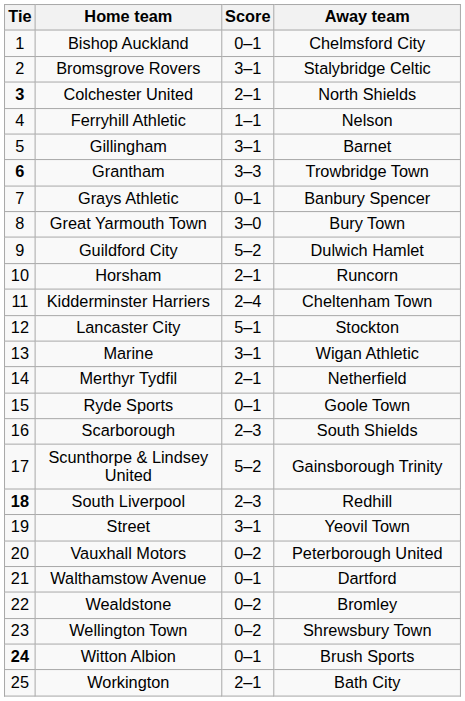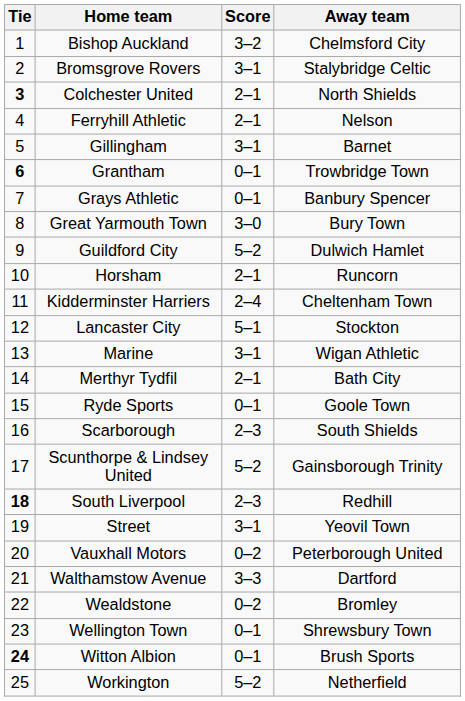(248, 43) 0–1 -> (248, 43) 3–2
(248, 120) 1–1 -> (248, 120) 2–1
(248, 172) 3–3 -> (248, 172) 0–1
(367, 379) Netherfield -> (367, 379) Bath City
(248, 579) 0–1 -> (248, 579) 3–3
(248, 631) 0–2 -> (248, 631) 0–1
(248, 682) 2–1 -> (248, 682) 5–2
(367, 682) Bath City -> (367, 682) Netherfield
